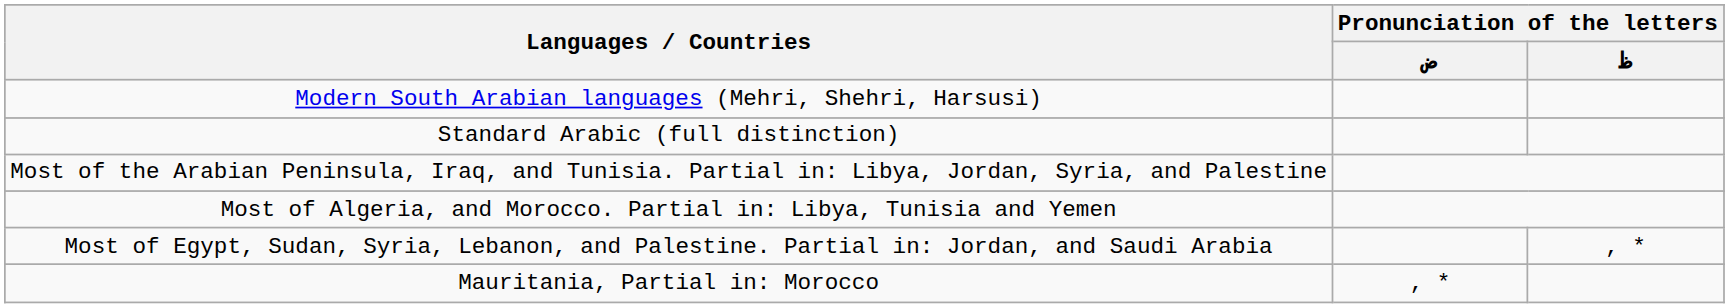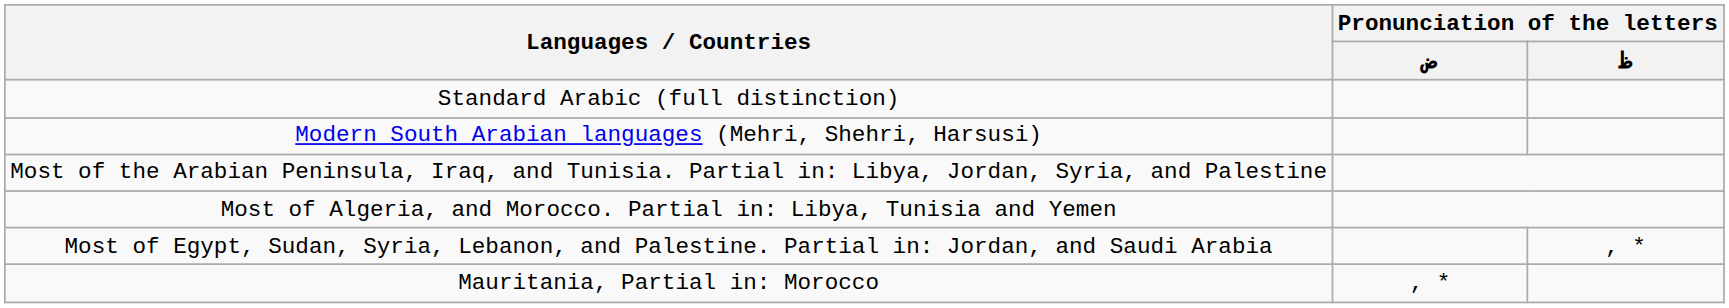rows swapped: (669, 99) <-> (669, 136)
